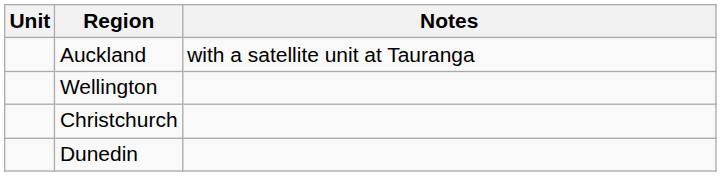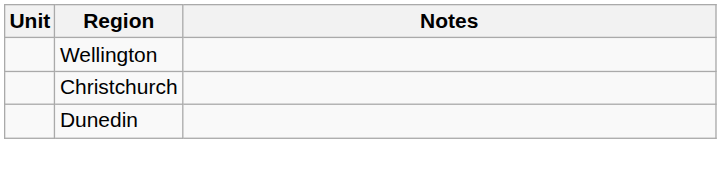- row: (103, 54)
